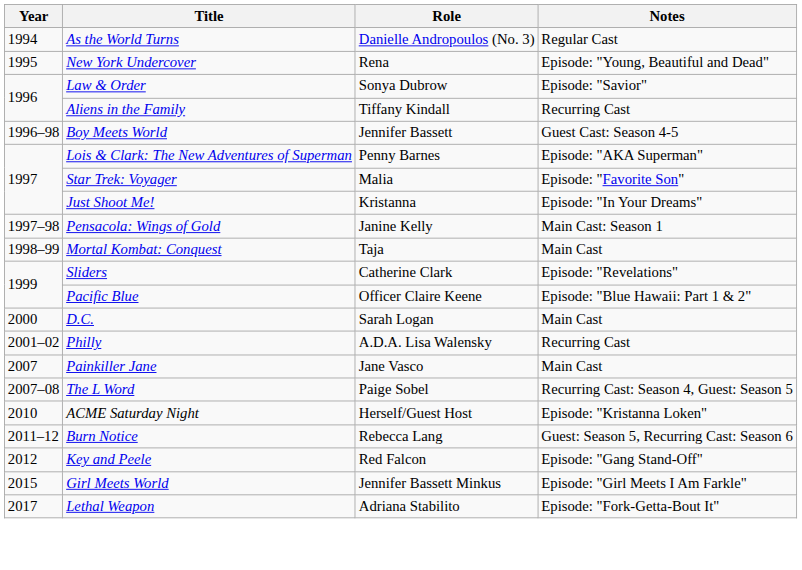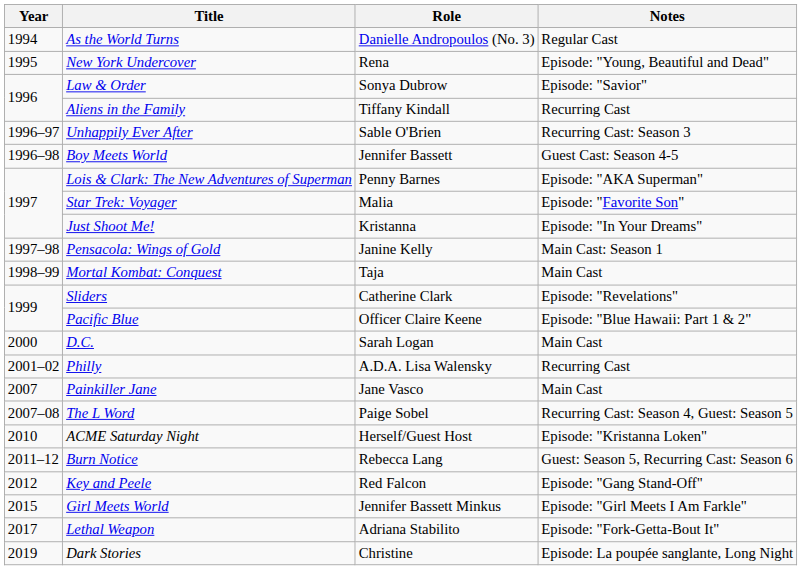+ row: (129, 132)
+ row: (104, 553)
